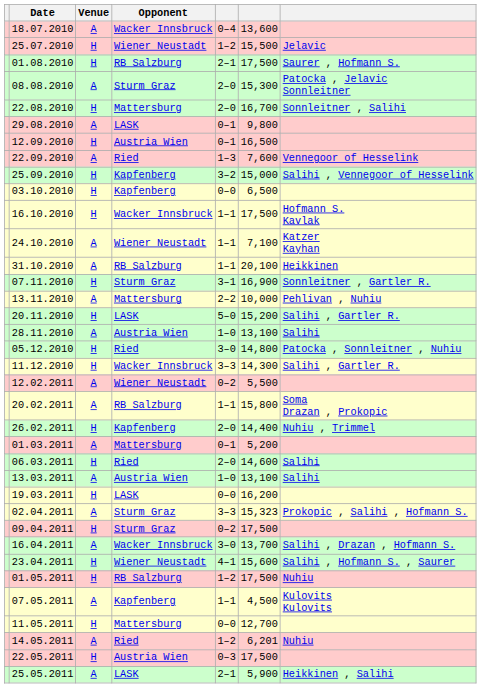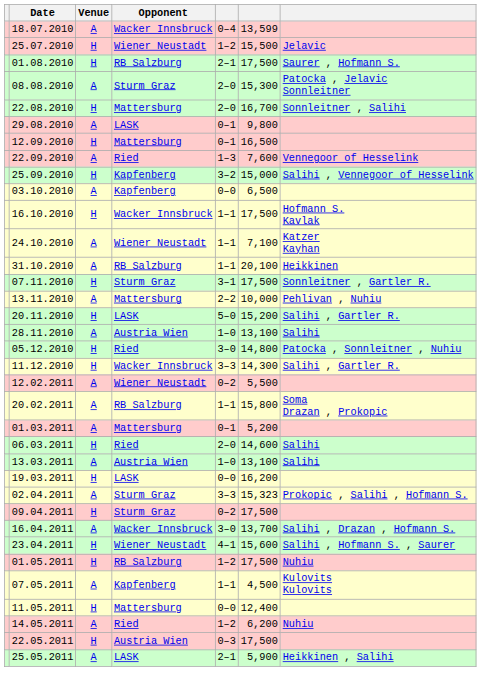(259, 30) 13,600 -> (259, 30) 13,599
(151, 142) Austria Wien -> (148, 142) Mattersburg
(94, 192) H -> (94, 192) A
(259, 283) 16,900 -> (259, 283) 17,500
- row: (43, 428)
(259, 624) 12,700 -> (259, 608) 12,400
(262, 641) 6,201 -> (262, 624) 6,200
